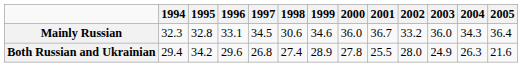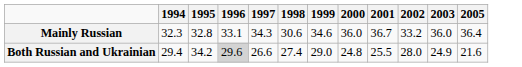- column: (473, 14)
(262, 33) 34.5 -> (262, 33) 34.3
(232, 52) no background -> (232, 52) lightgrey background
(262, 52) 26.8 -> (262, 52) 26.6
(321, 52) 28.9 -> (321, 52) 29.0
(351, 52) 27.8 -> (351, 52) 24.8
